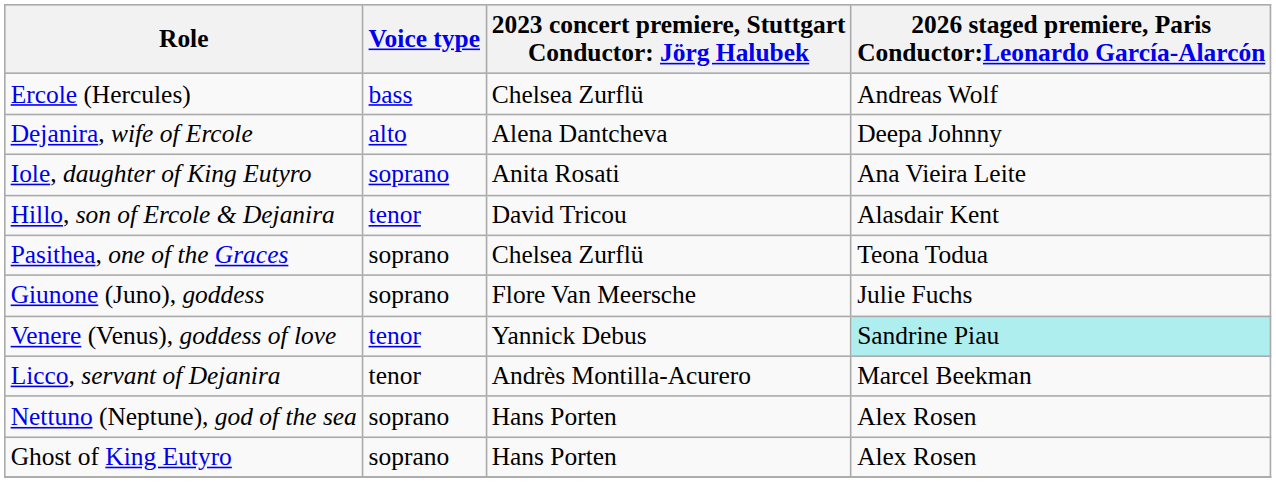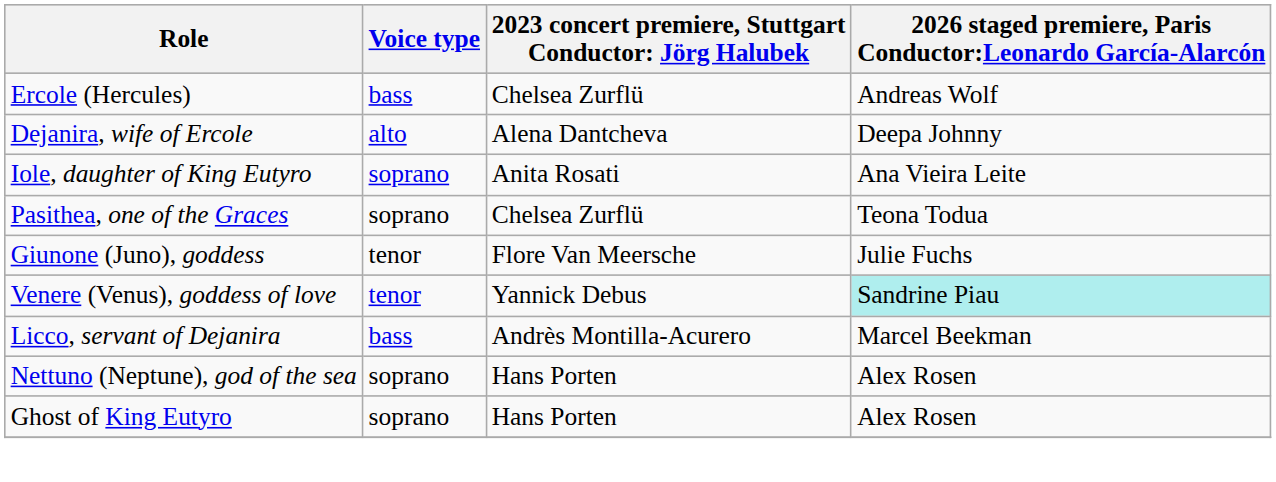- row: (173, 214)
(409, 295) soprano -> (395, 255) tenor
(395, 376) tenor -> (390, 335) bass
